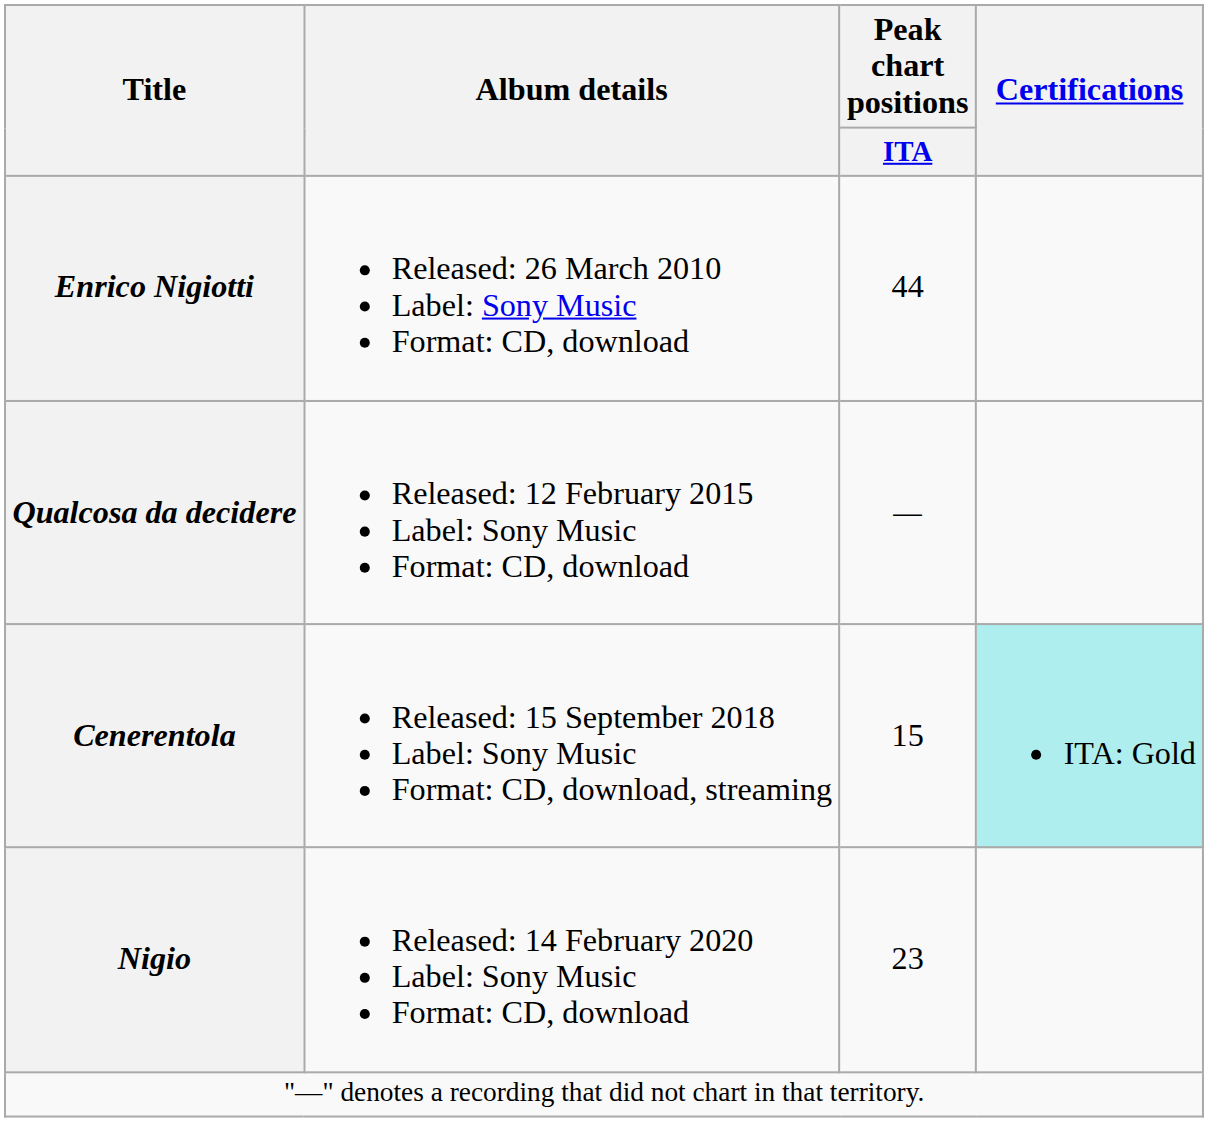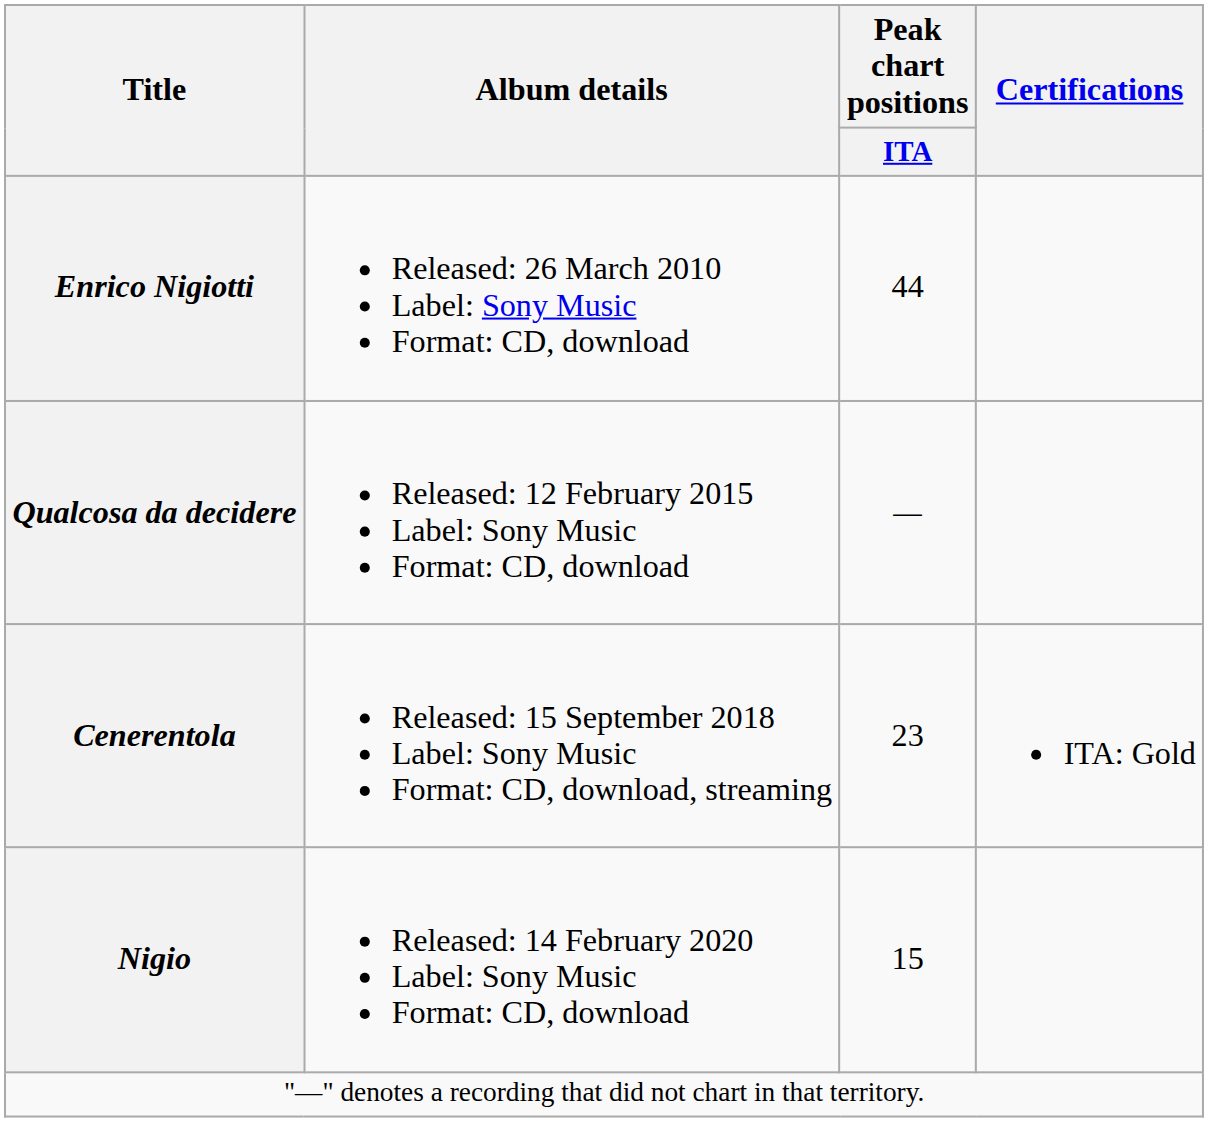(908, 735) 15 -> (908, 735) 23
(1090, 754) paleturquoise background -> (1090, 754) no background
(908, 959) 23 -> (908, 959) 15
